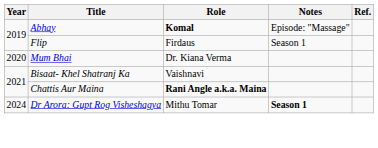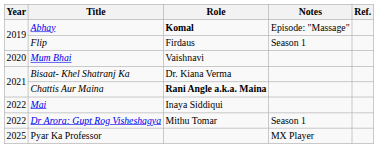(198, 58) Dr. Kiana Verma -> (185, 58) Vaishnavi
(185, 74) Vaishnavi -> (198, 74) Dr. Kiana Verma
+ row: (38, 105)
(16, 105) 2024 -> (16, 120) 2022
(289, 105) bold -> (288, 120) normal
+ row: (66, 136)
